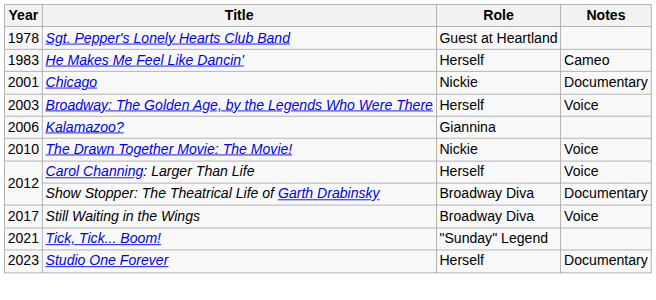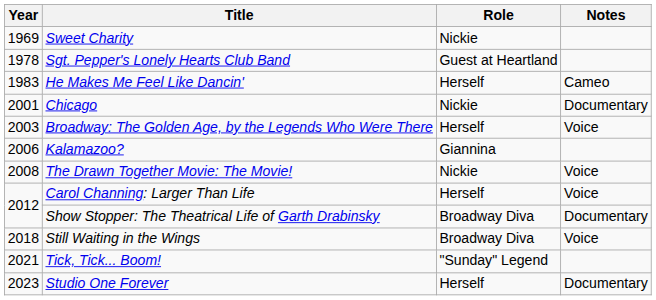+ row: (89, 37)
(23, 149) 2010 -> (23, 171) 2008
(23, 216) 2017 -> (23, 238) 2018
